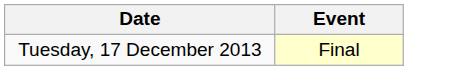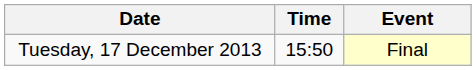+ column: (309, 19)
